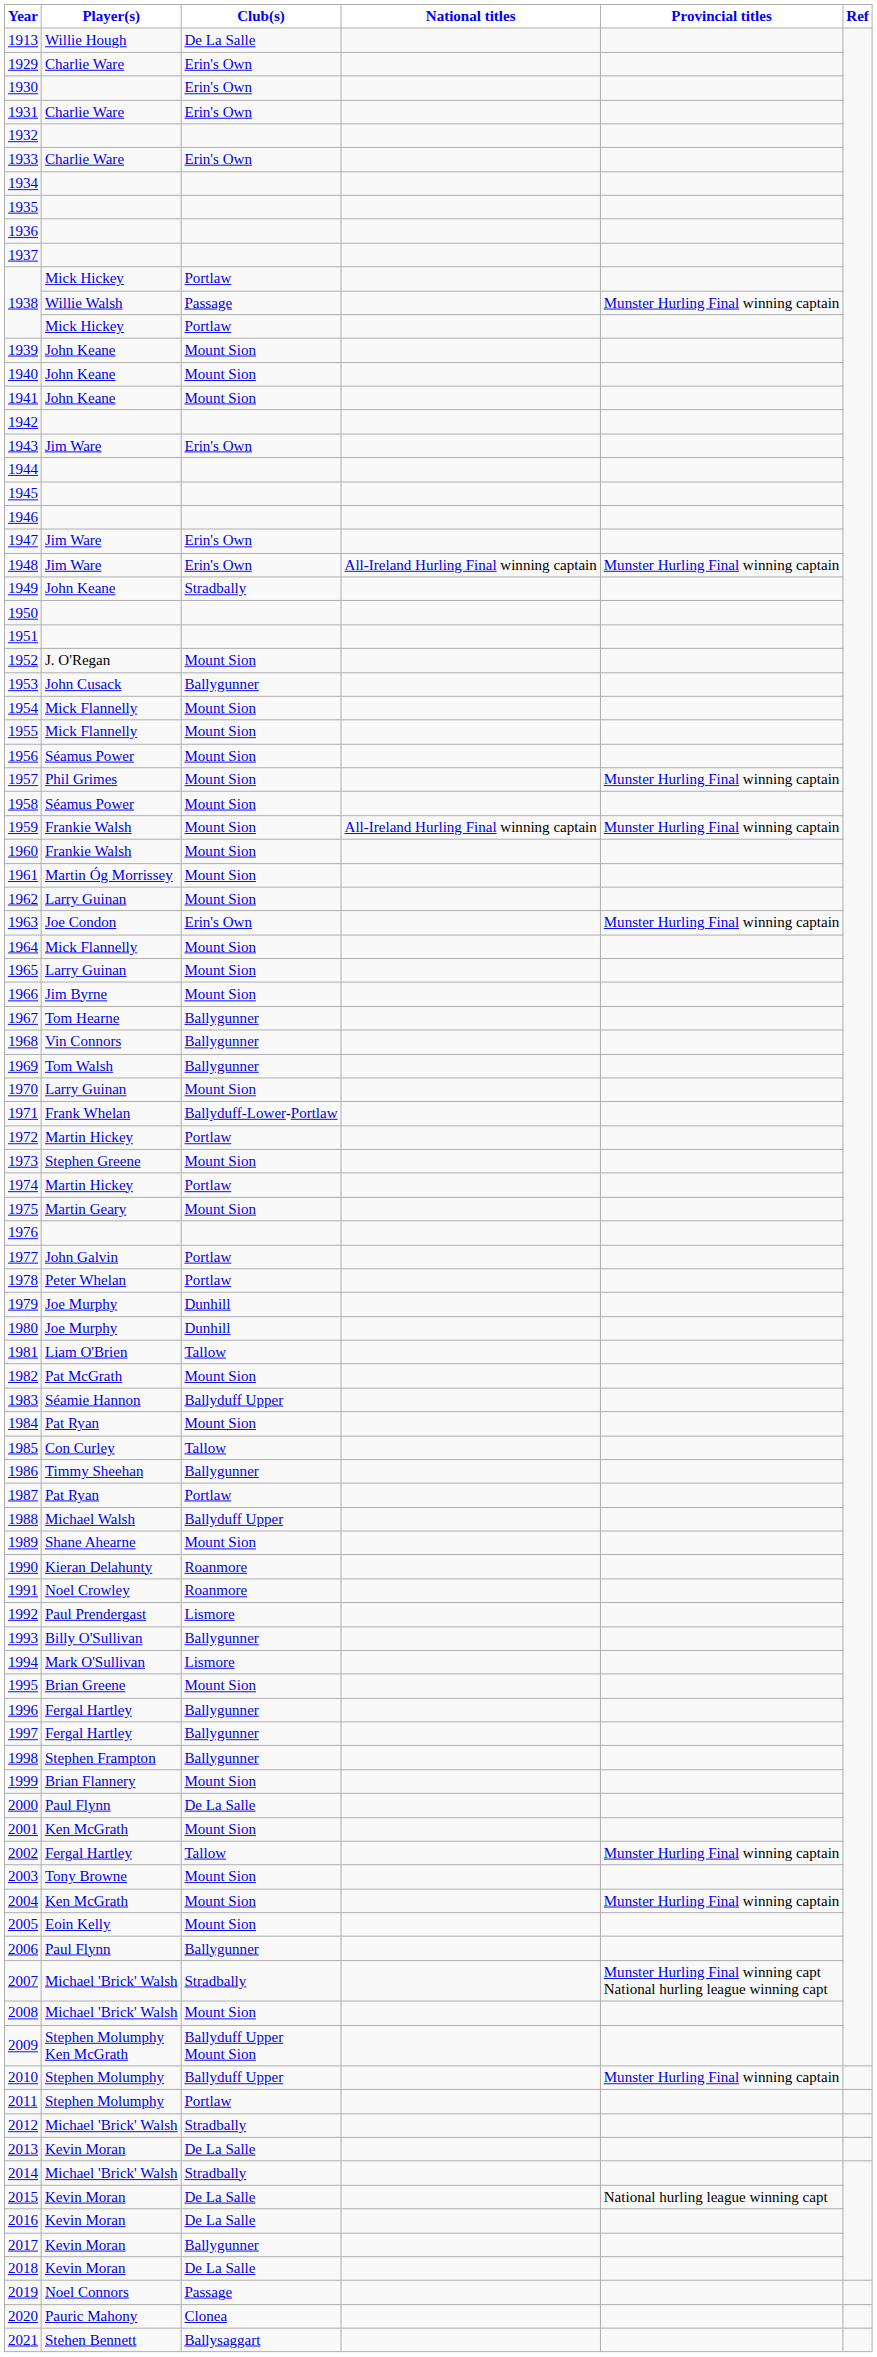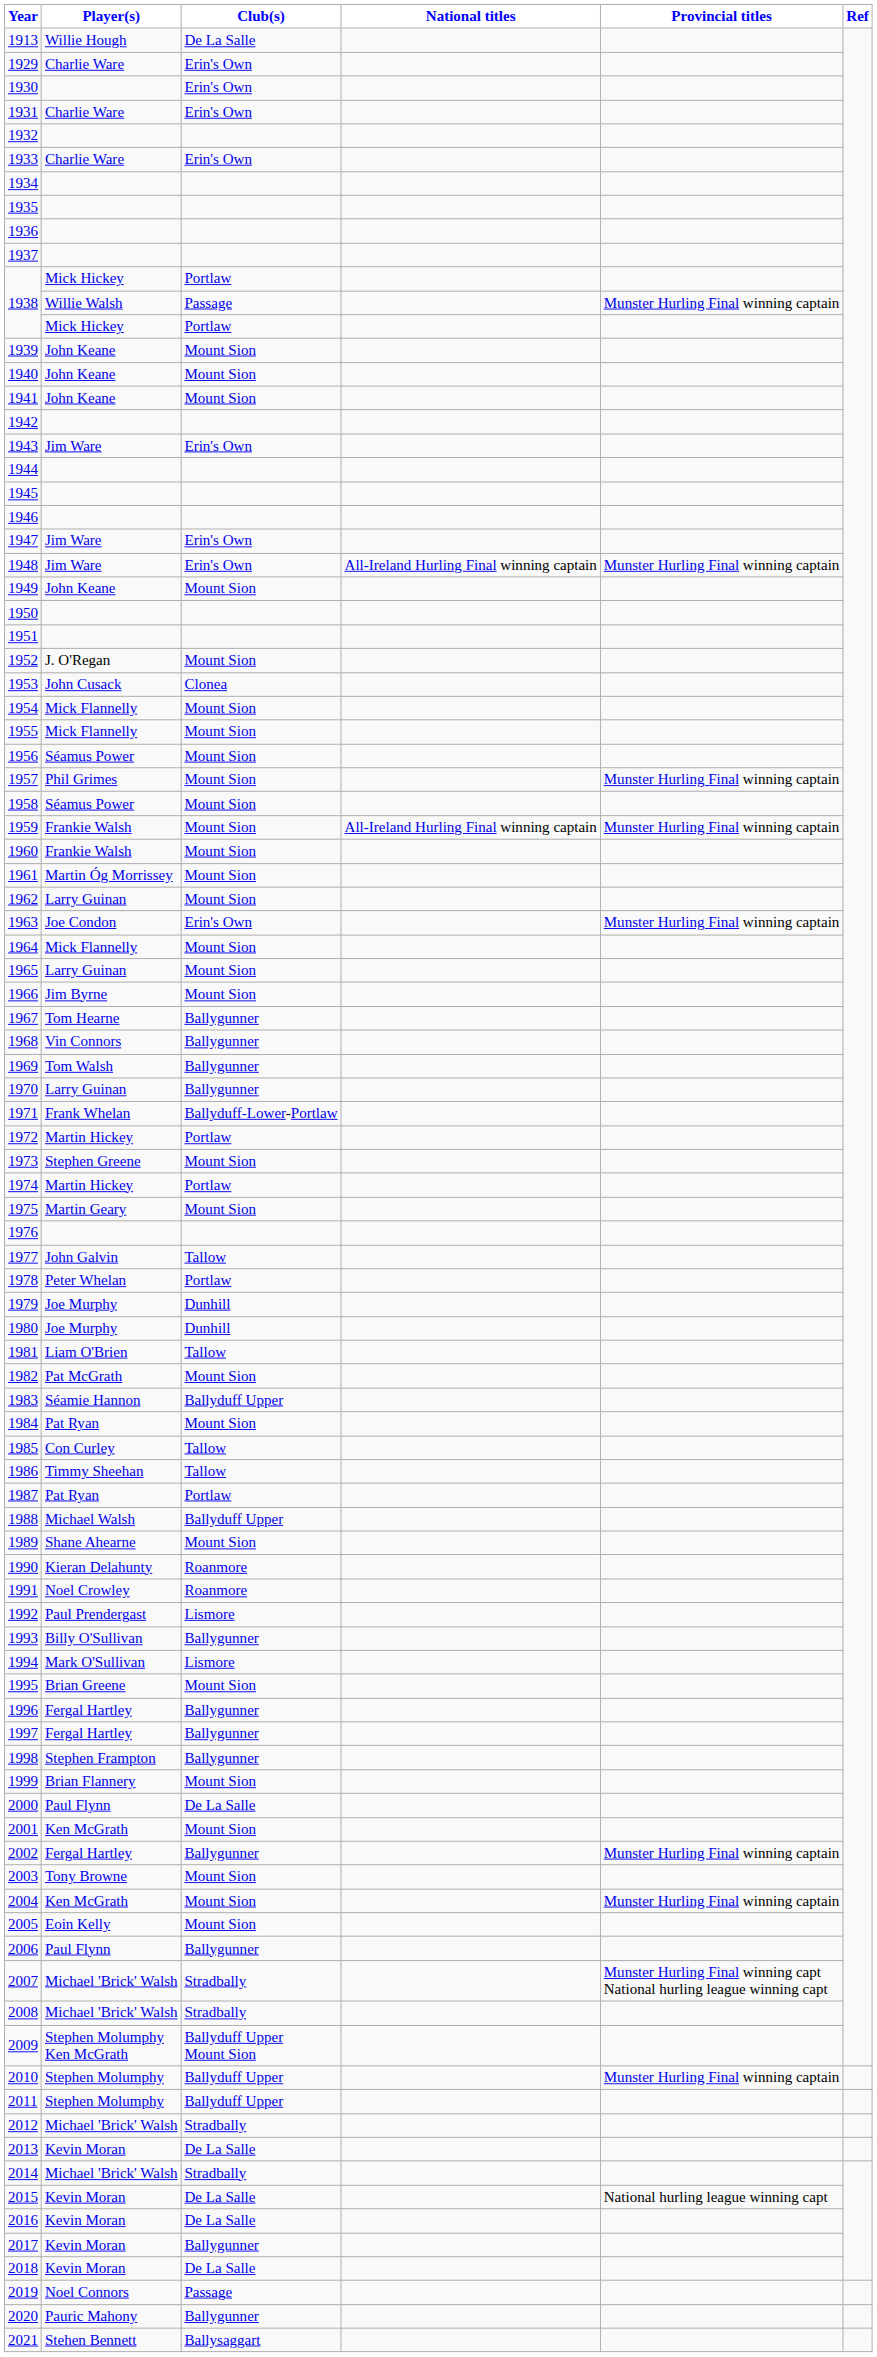(215, 588) Stradbally -> (220, 588) Mount Sion
(222, 684) Ballygunner -> (206, 684) Clonea
(220, 1089) Mount Sion -> (222, 1089) Ballygunner
(208, 1256) Portlaw -> (205, 1256) Tallow
(222, 1471) Ballygunner -> (205, 1471) Tallow
(205, 1853) Tallow -> (222, 1853) Ballygunner
(220, 2013) Mount Sion -> (215, 2013) Stradbally
(208, 2101) Portlaw -> (234, 2101) Ballyduff Upper
(206, 2316) Clonea -> (222, 2316) Ballygunner
